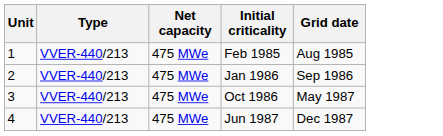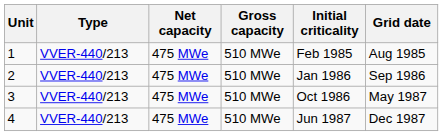+ column: (257, 23)
